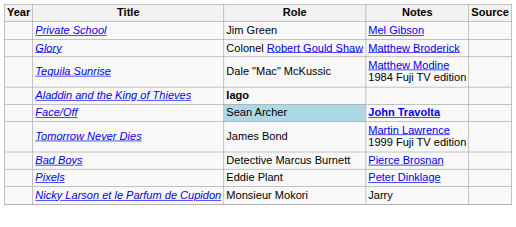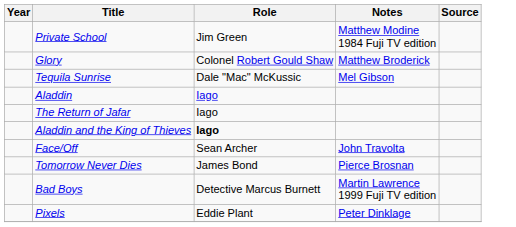(396, 30) Mel Gibson -> (387, 36) Matthew Modine 1984 Fuji TV edition
(417, 71) Matthew Modine 1984 Fuji TV edition -> (366, 78) Mel Gibson
+ row: (54, 95)
+ row: (83, 113)
(257, 113) lightblue background -> (227, 148) no background
(404, 113) bold -> (371, 148) normal
(417, 136) Martin Lawrence 1999 Fuji TV edition -> (376, 165) Pierce Brosnan
(406, 160) Pierce Brosnan -> (387, 189) Martin Lawrence 1999 Fuji TV edition
- row: (128, 195)
